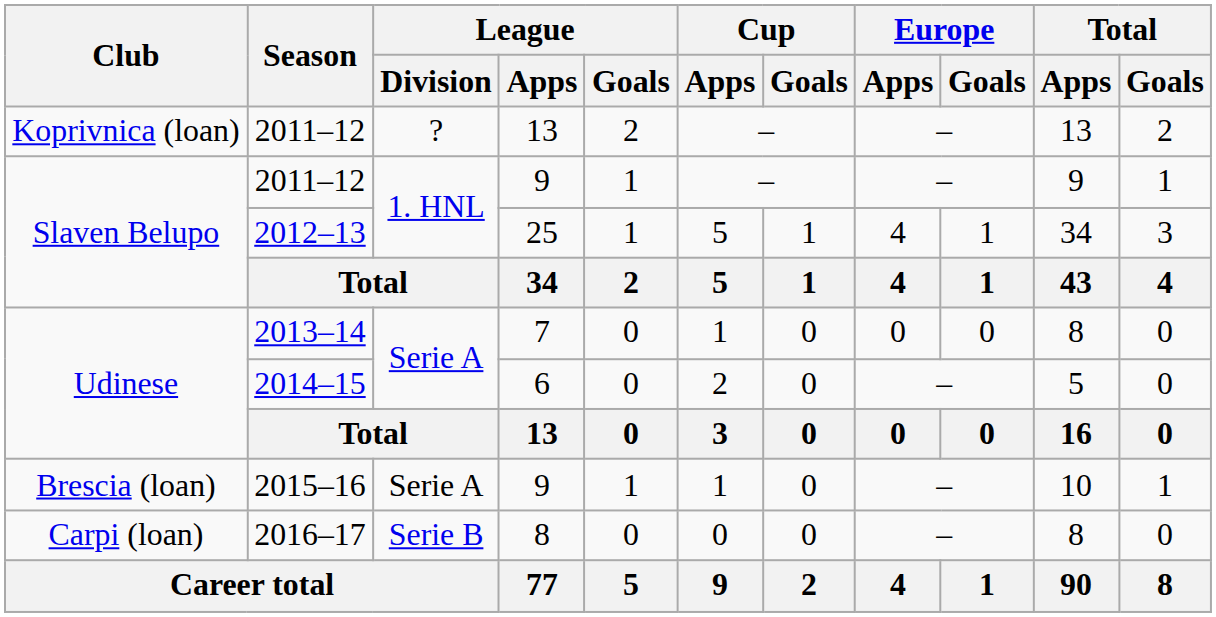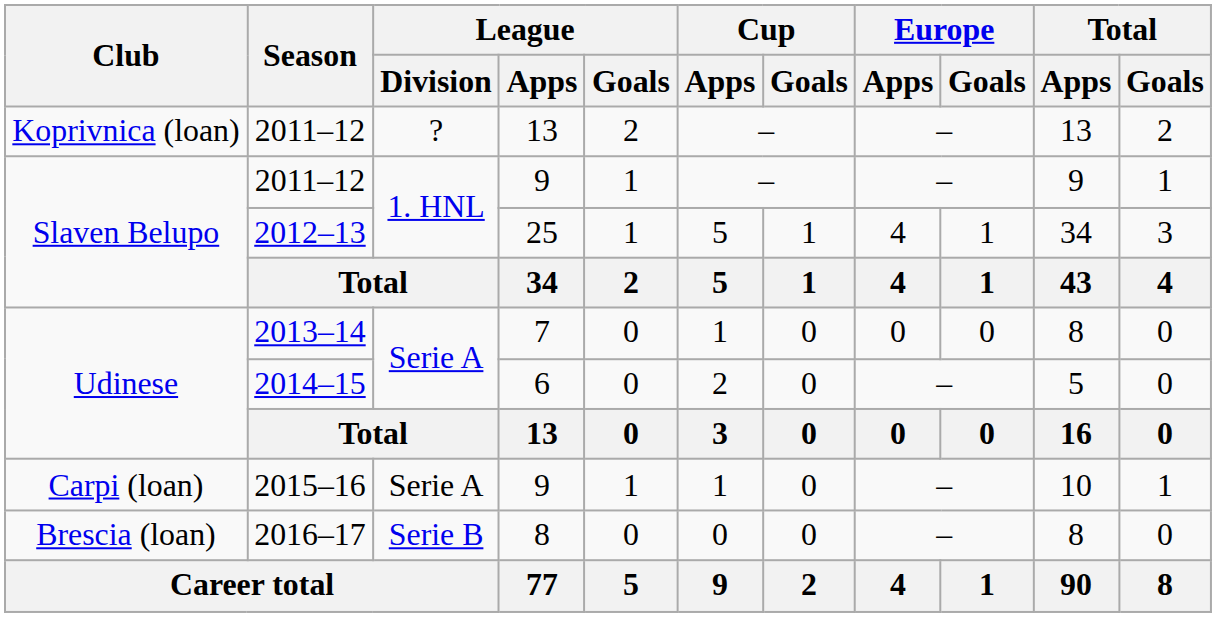(126, 484) Brescia (loan) -> (126, 484) Carpi (loan)
(126, 534) Carpi (loan) -> (126, 534) Brescia (loan)
